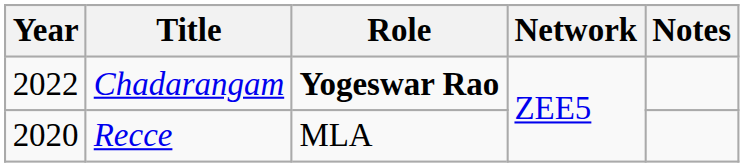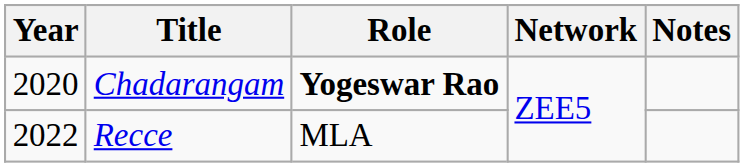(46, 82) 2022 -> (46, 82) 2020
(46, 135) 2020 -> (46, 135) 2022
